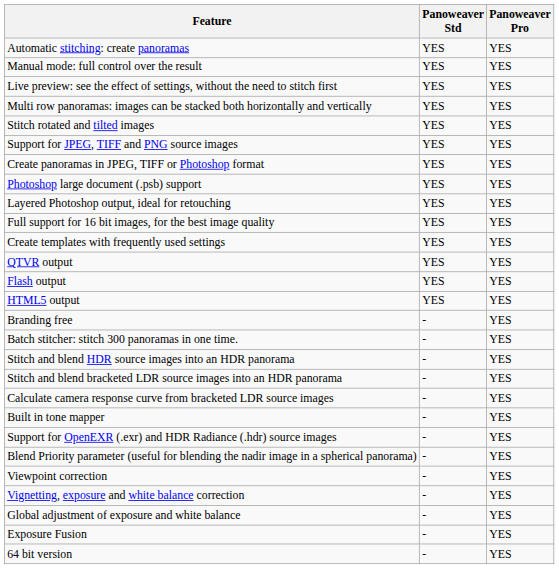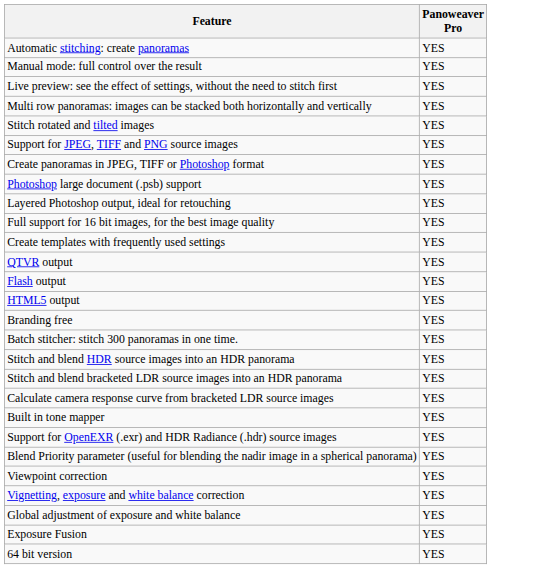- column: (453, 21)
